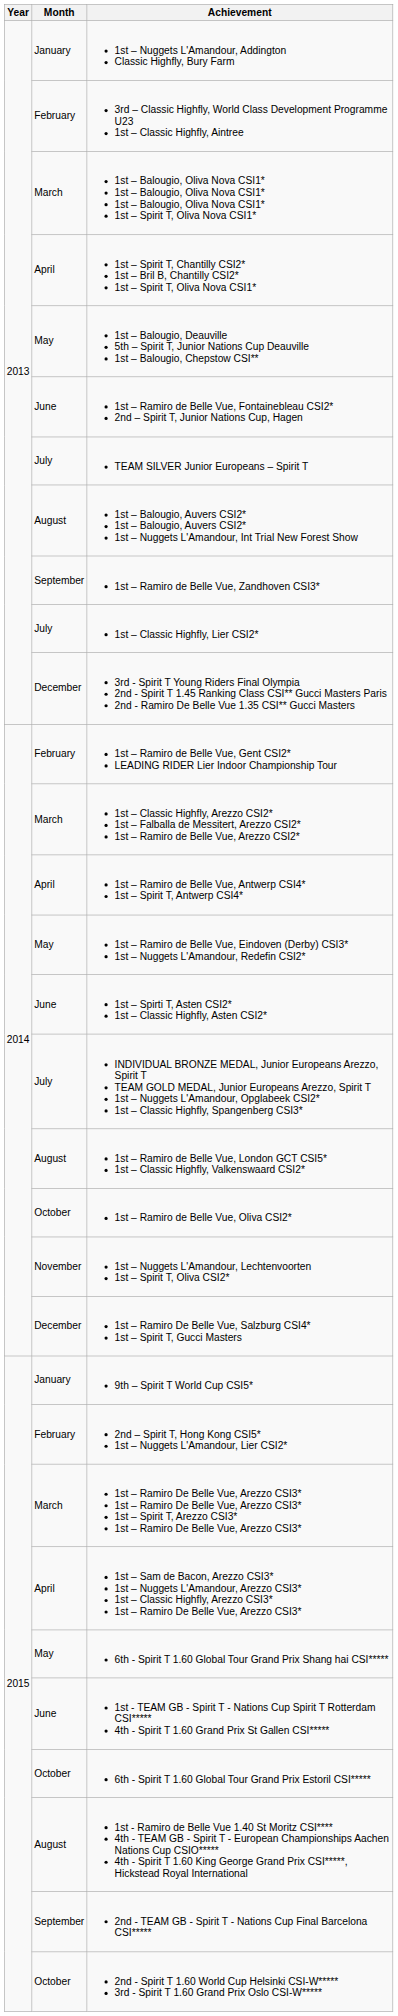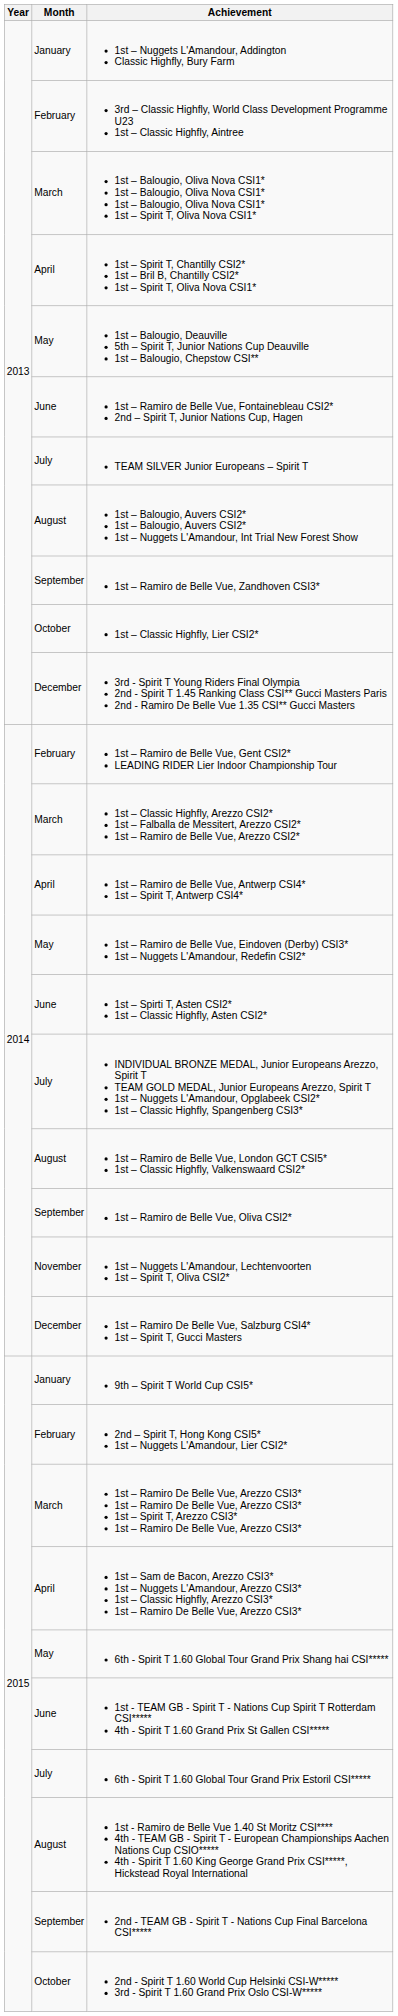(43, 628) July -> (52, 628) October
(52, 1212) October -> (59, 1212) September
(52, 1773) October -> (43, 1773) July
